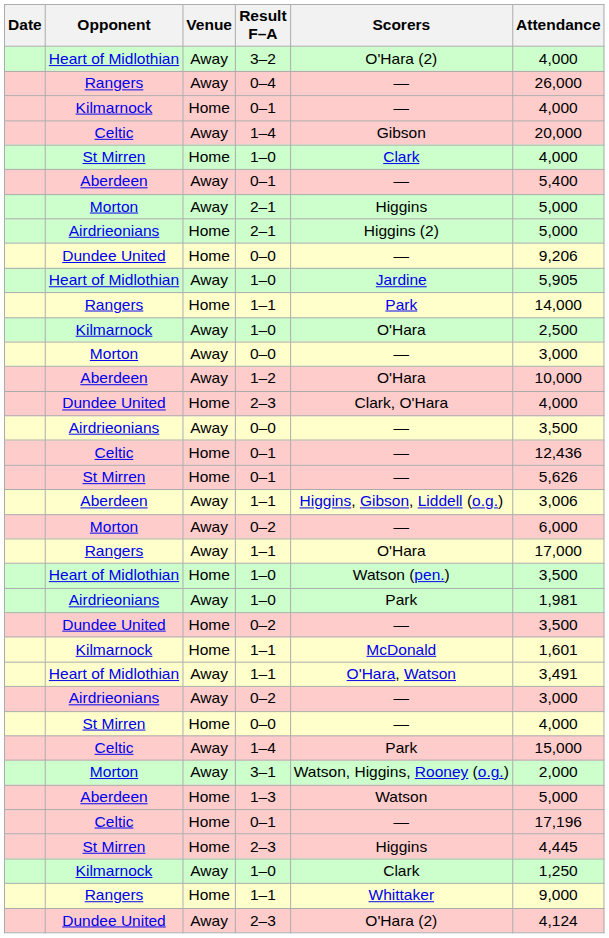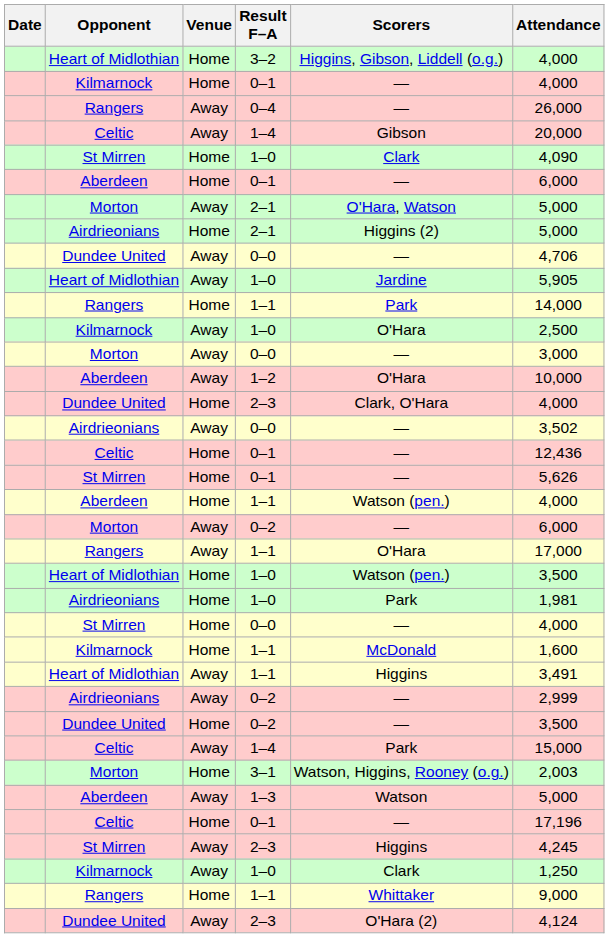(209, 58) Away -> (209, 58) Home
(401, 58) O'Hara (2) -> (401, 58) Higgins, Gibson, Liddell (o.g.)
rows swapped: (114, 83) <-> (114, 108)
(558, 157) 4,000 -> (558, 157) 4,090
(209, 181) Away -> (209, 181) Home
(558, 181) 5,400 -> (558, 181) 6,000
(401, 206) Higgins -> (401, 206) O'Hara, Watson
(209, 255) Home -> (209, 255) Away
(558, 255) 9,206 -> (558, 255) 4,706
(558, 428) 3,500 -> (558, 428) 3,502
(209, 501) Away -> (209, 501) Home
(401, 501) Higgins, Gibson, Liddell (o.g.) -> (401, 501) Watson (pen.)
(558, 501) 3,006 -> (558, 501) 4,000
(209, 600) Away -> (209, 600) Home
rows swapped: (114, 723) <-> (114, 624)
(558, 649) 1,601 -> (558, 649) 1,600
(401, 674) O'Hara, Watson -> (401, 674) Higgins
(558, 698) 3,000 -> (558, 698) 2,999
(209, 772) Away -> (209, 772) Home
(558, 772) 2,000 -> (558, 772) 2,003
(209, 797) Home -> (209, 797) Away
(209, 846) Home -> (209, 846) Away
(558, 846) 4,445 -> (558, 846) 4,245
